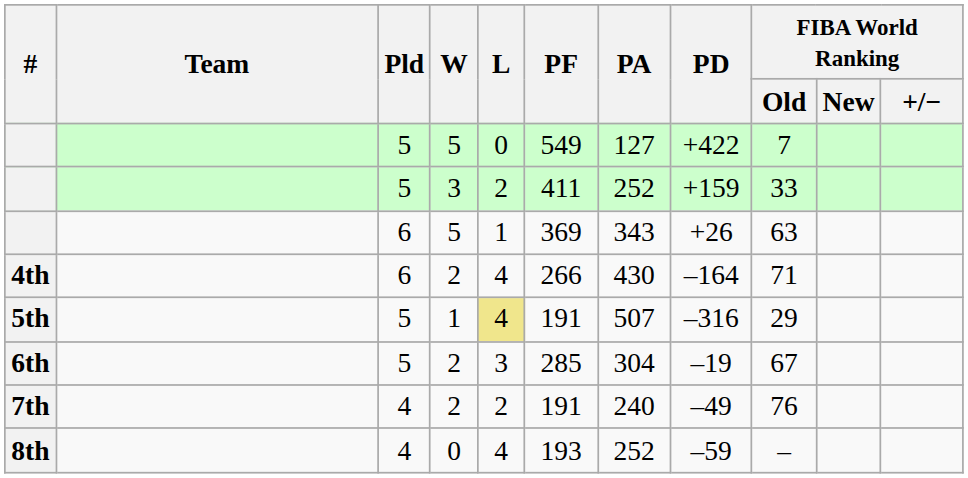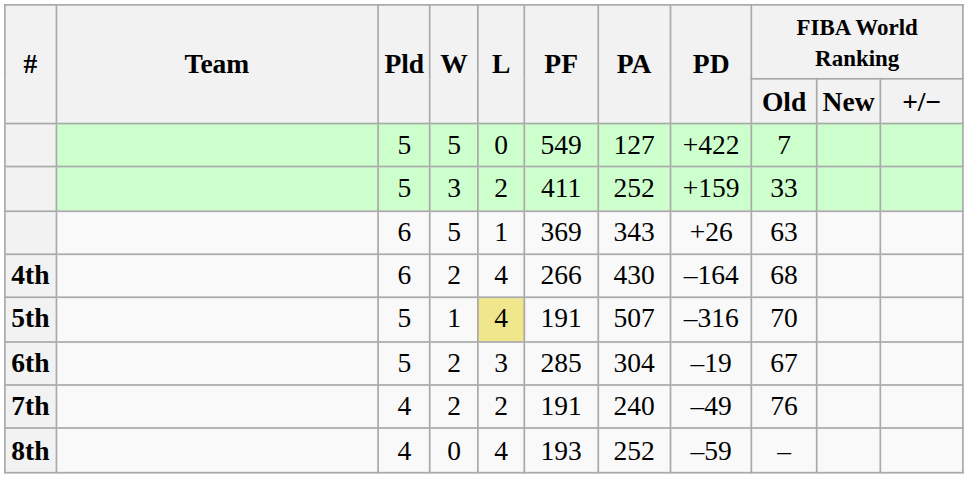(784, 275) 71 -> (784, 275) 68
(784, 319) 29 -> (784, 319) 70
